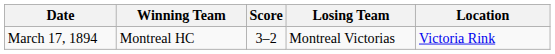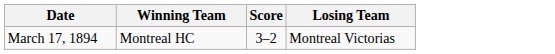- column: (483, 15)
